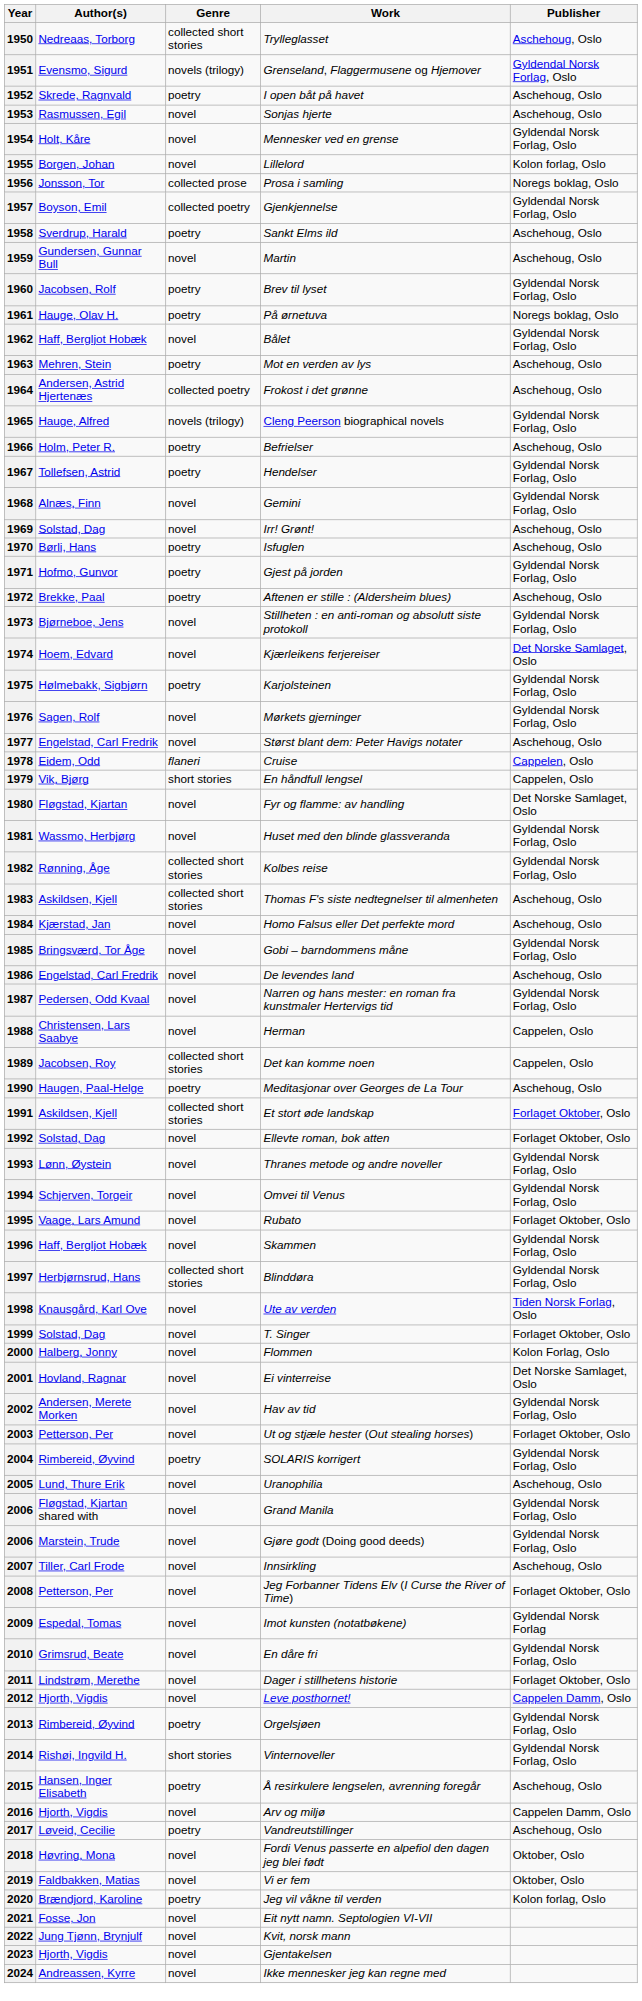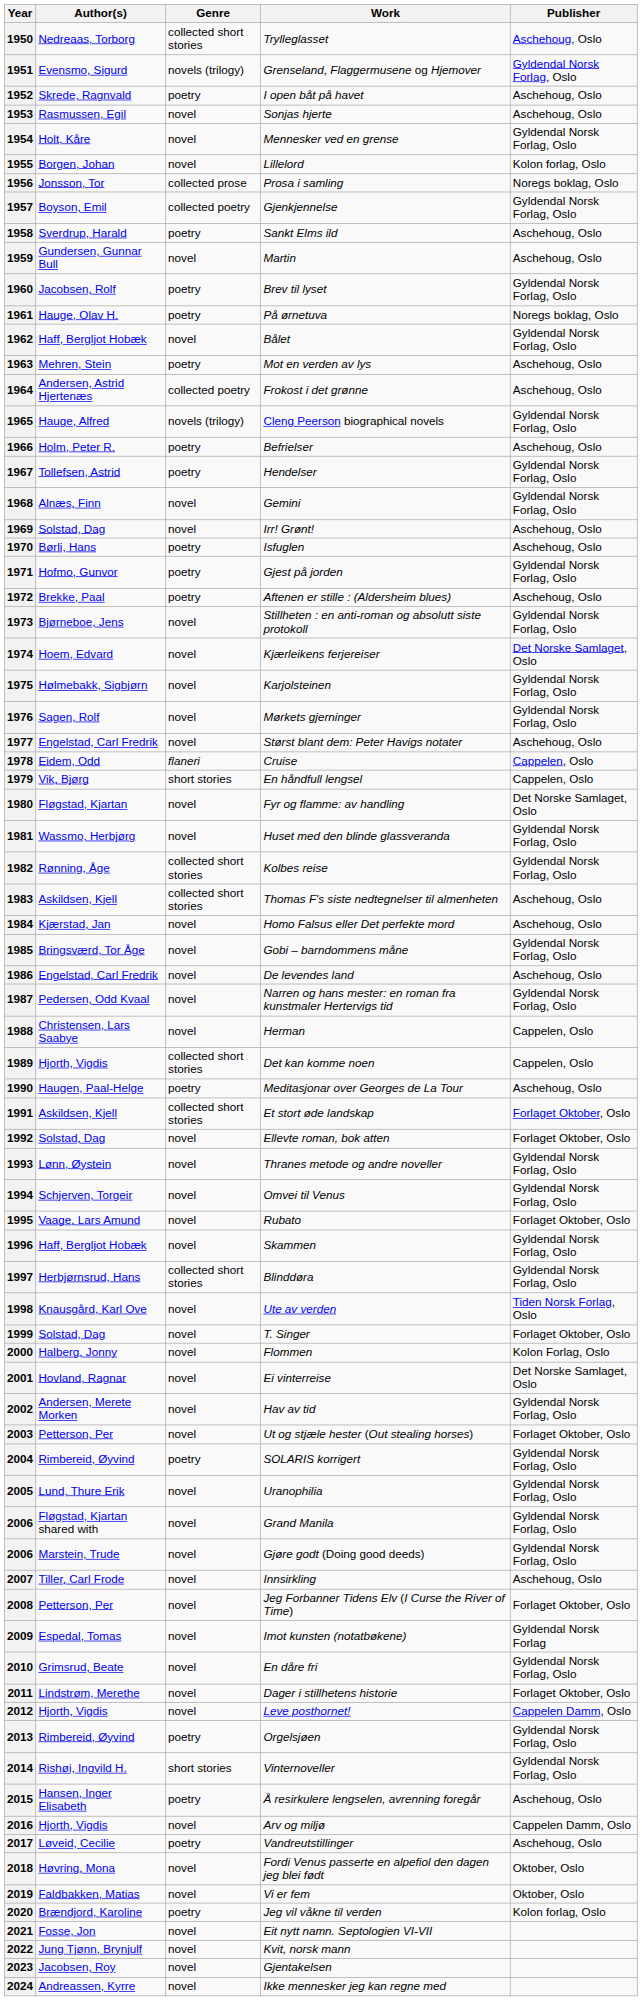(184, 685) poetry -> (182, 685) novel
(77, 1063) Jacobsen, Roy -> (73, 1063) Hjorth, Vigdis
(557, 1484) Aschehoug, Oslo -> (556, 1491) Gyldendal Norsk Forlag, Oslo
(73, 1954) Hjorth, Vigdis -> (77, 1968) Jacobsen, Roy
